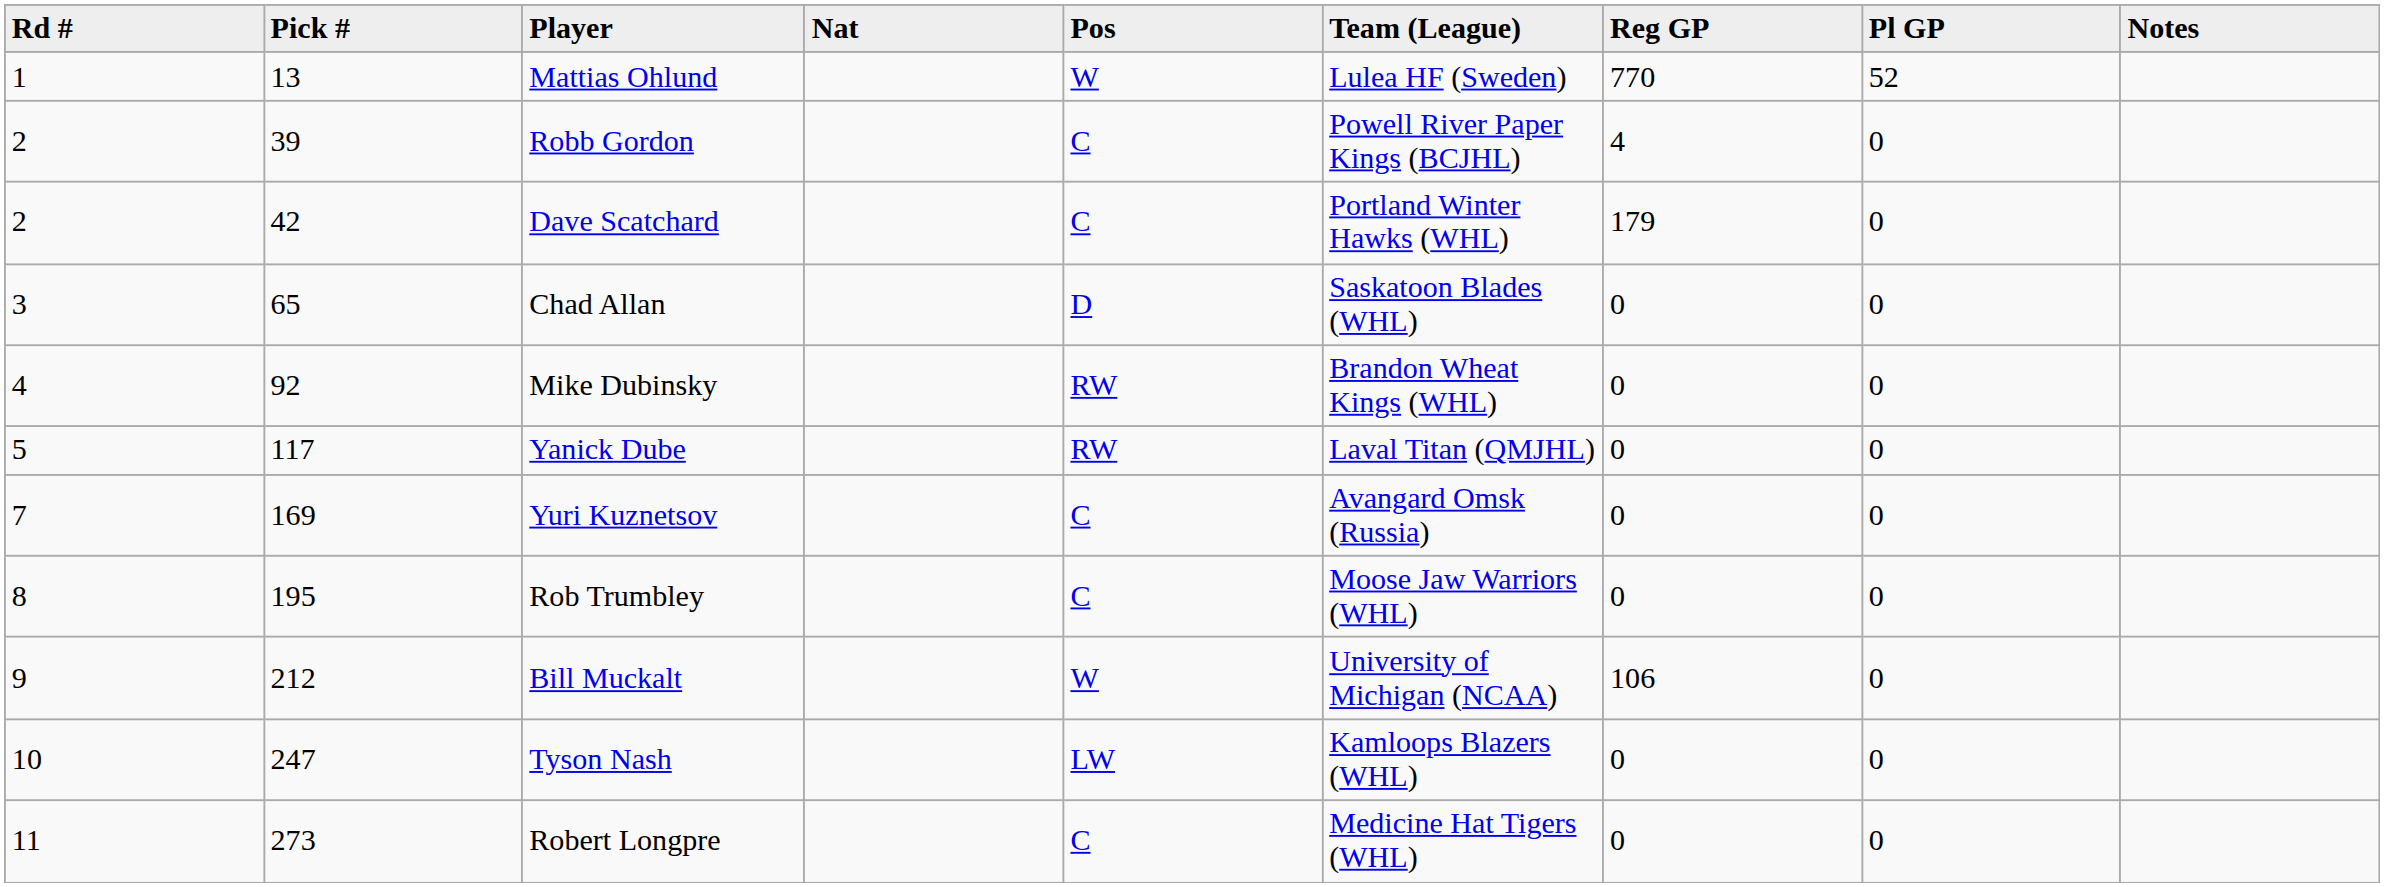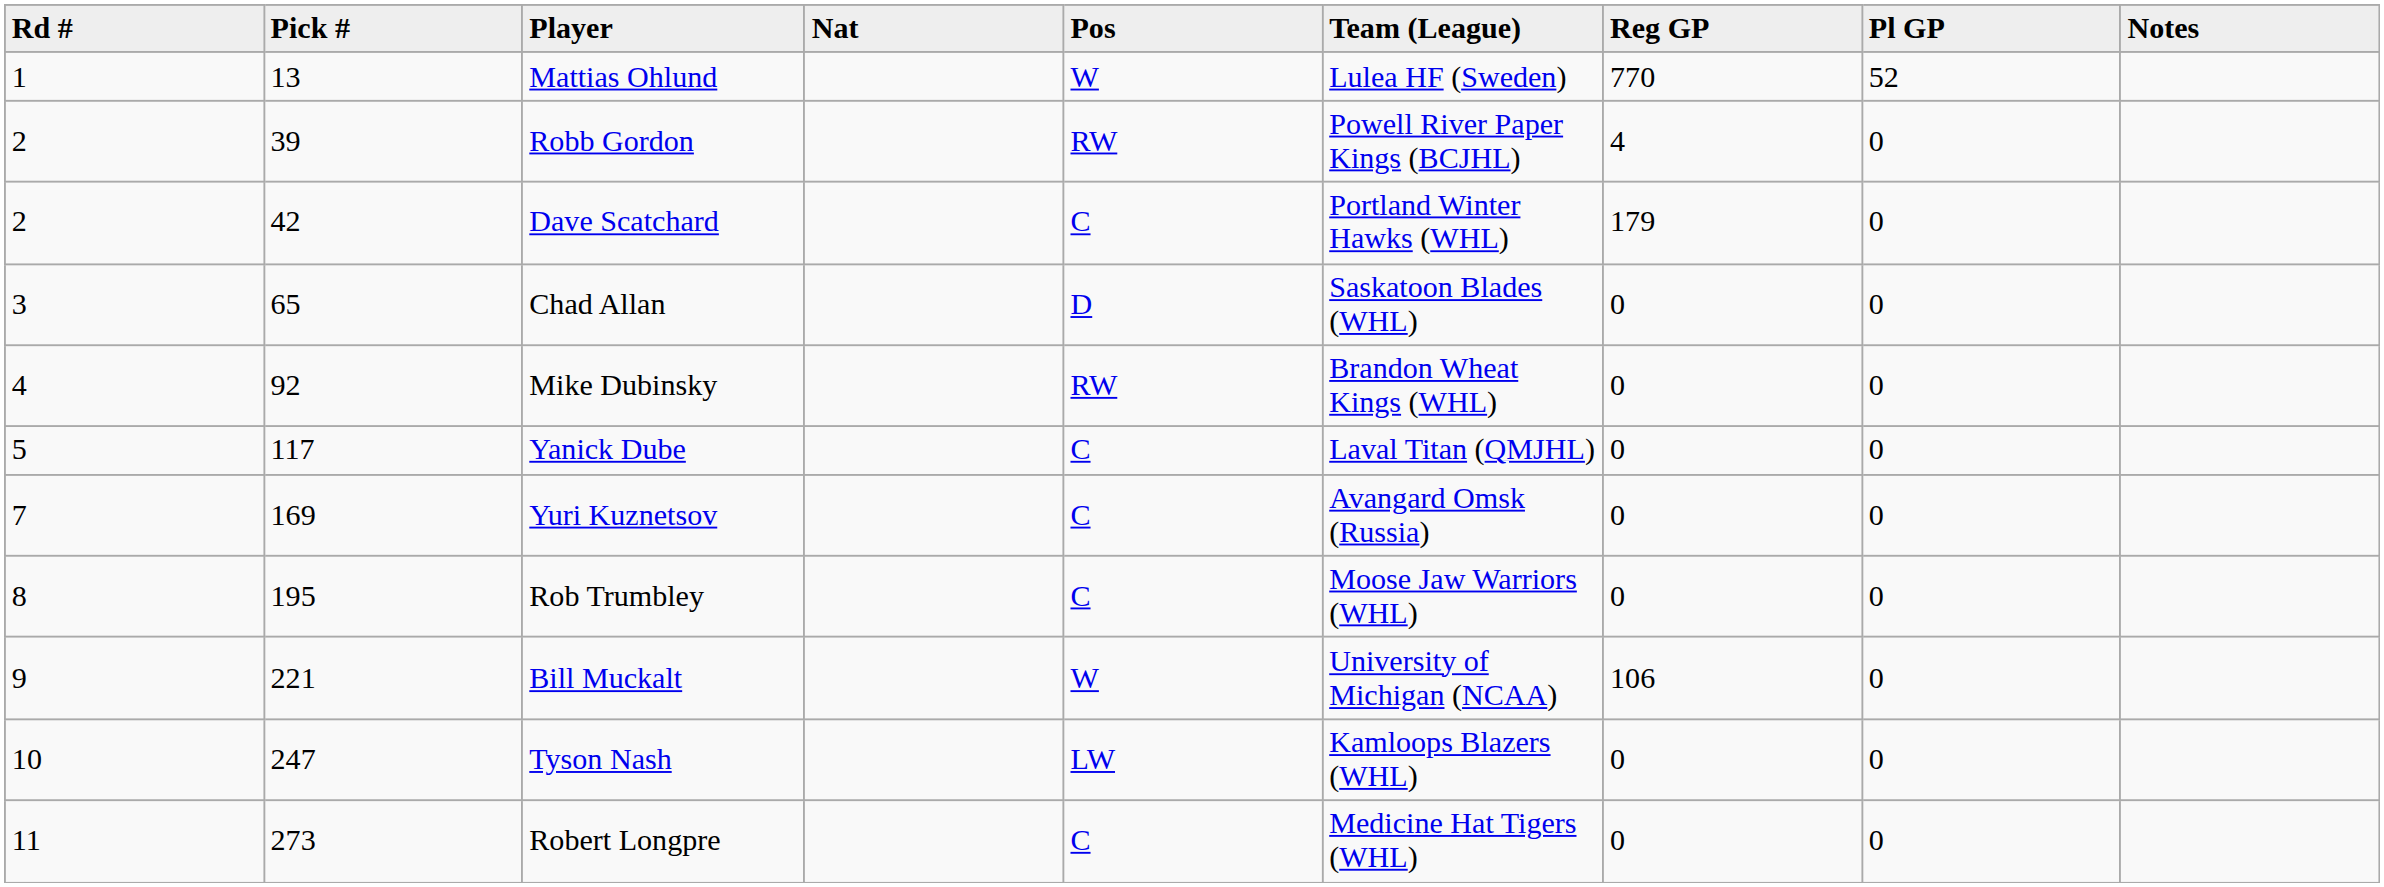(1081, 140) C -> (1094, 140) RW
(1094, 449) RW -> (1081, 449) C
(293, 677) 212 -> (293, 677) 221
